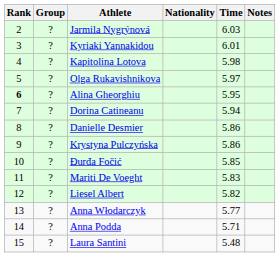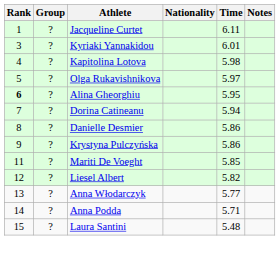+ row: (106, 29)
- row: (110, 29)
- row: (96, 161)
(231, 177) 5.83 -> (231, 161) 5.85
